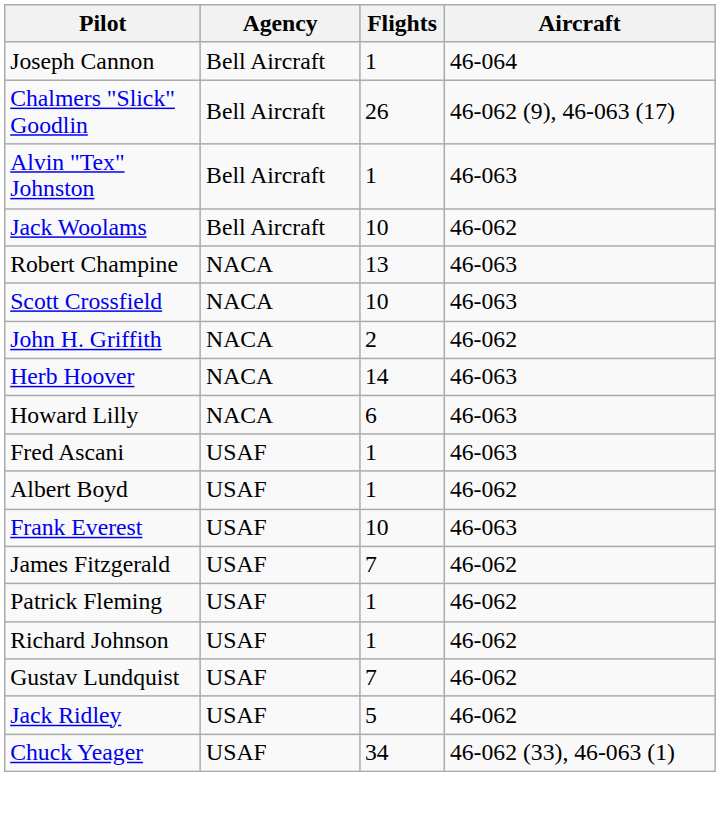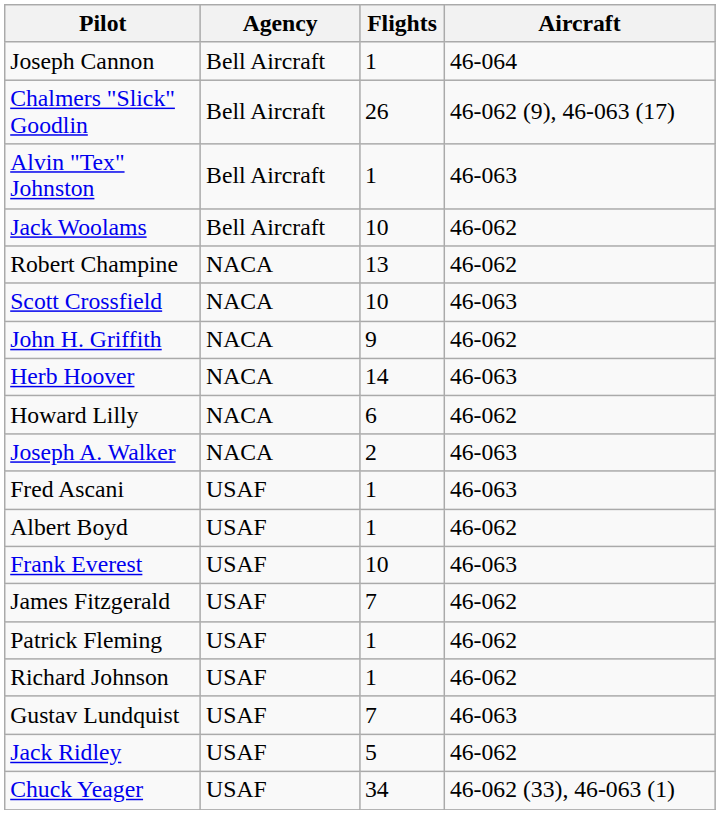(483, 264) 46-063 -> (483, 264) 46-062
(371, 339) 2 -> (371, 339) 9
(483, 414) 46-063 -> (483, 414) 46-062
+ row: (93, 452)
(483, 677) 46-062 -> (483, 714) 46-063
